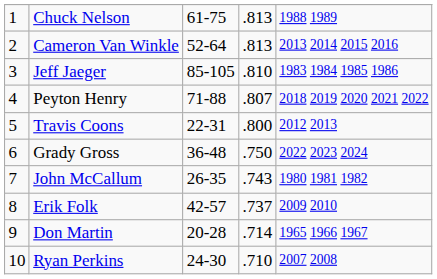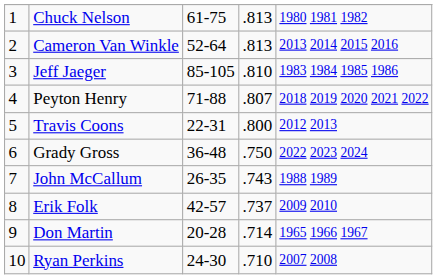(308, 17) 1988 1989 -> (323, 17) 1980 1981 1982
(323, 179) 1980 1981 1982 -> (308, 179) 1988 1989
